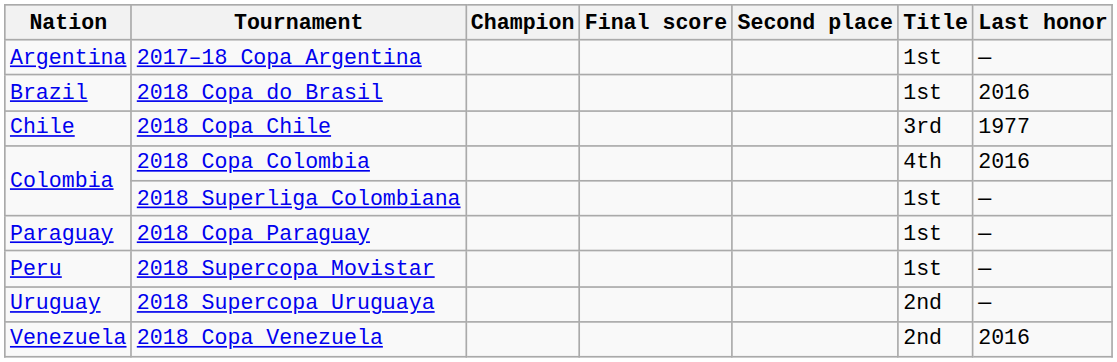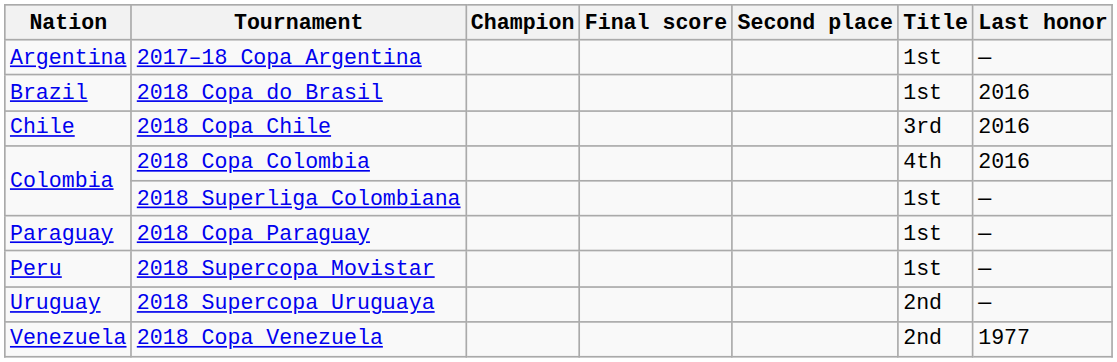(1004, 128) 1977 -> (1004, 128) 2016
(1004, 339) 2016 -> (1004, 339) 1977
